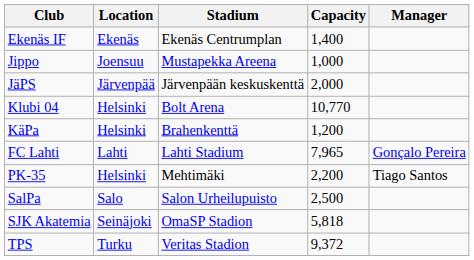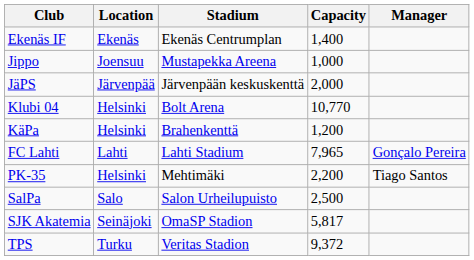(327, 221) 5,818 -> (327, 221) 5,817
